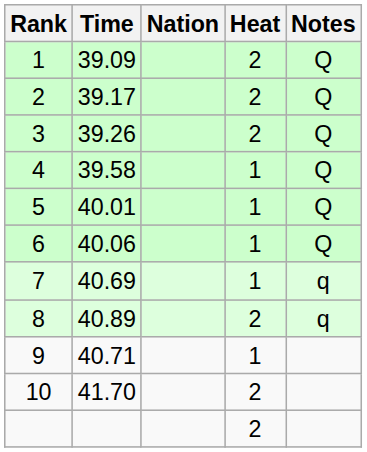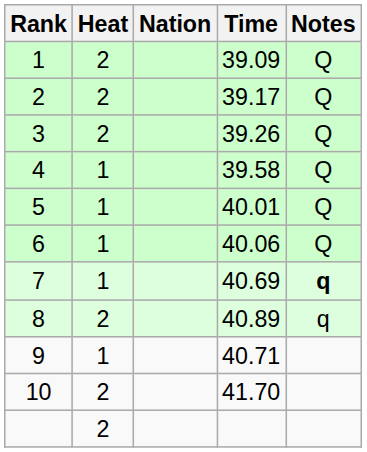columns swapped: (255, 23) <-> (107, 23)
(323, 281) normal -> (323, 281) bold
